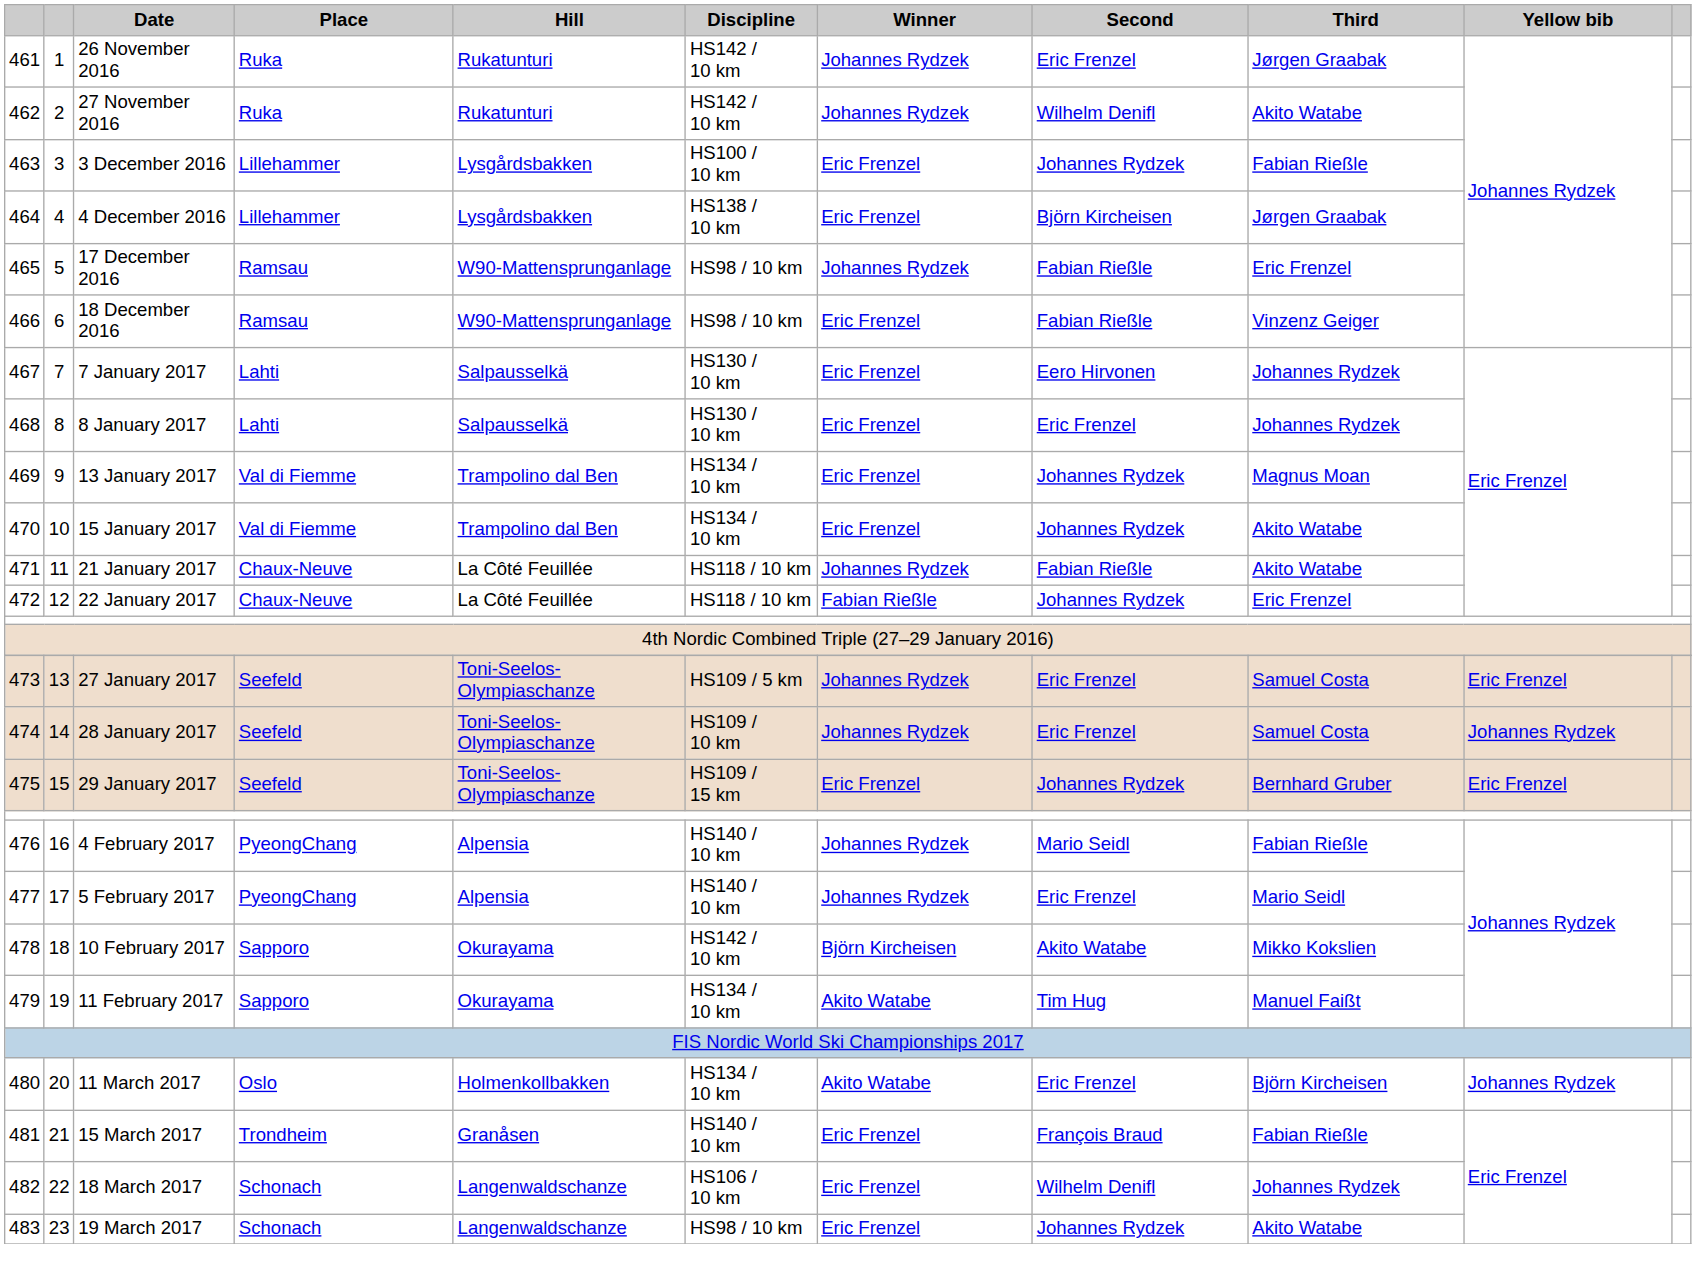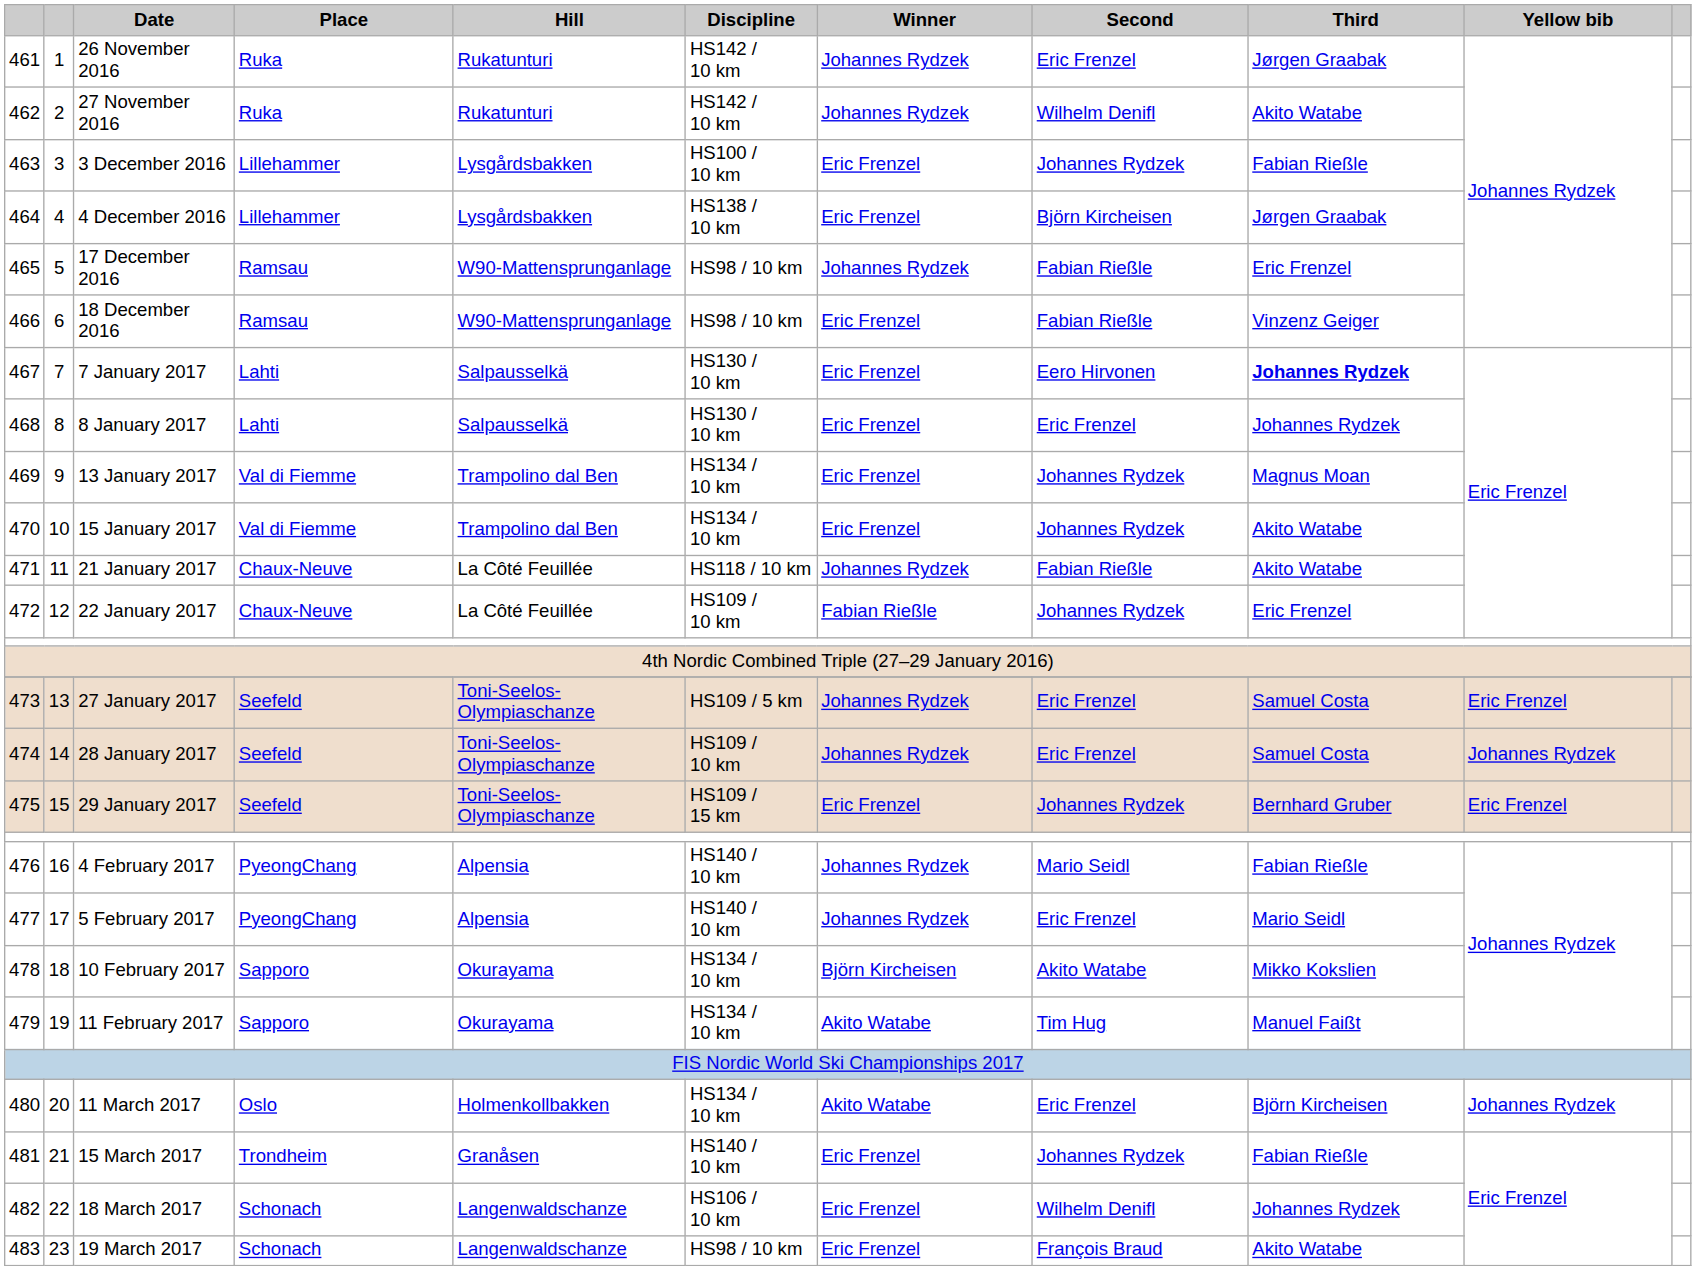(1326, 372) normal -> (1331, 372) bold
(751, 599) HS118 / 10 km -> (723, 610) HS109 / 10 km
(723, 948) HS142 / 10 km -> (723, 970) HS134 / 10 km
(1100, 1135) François Braud -> (1111, 1156) Johannes Rydzek
(1111, 1228) Johannes Rydzek -> (1100, 1249) François Braud
